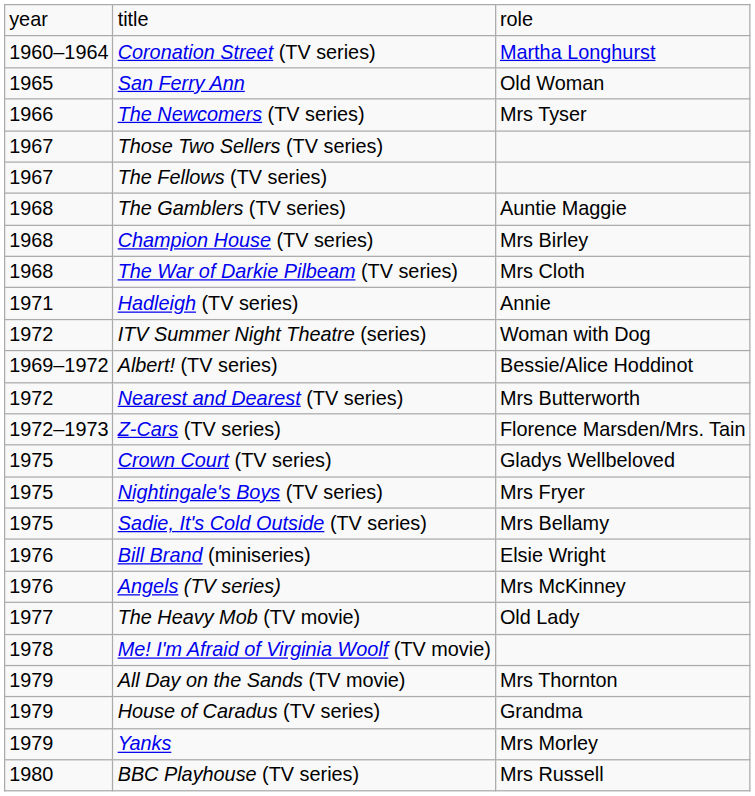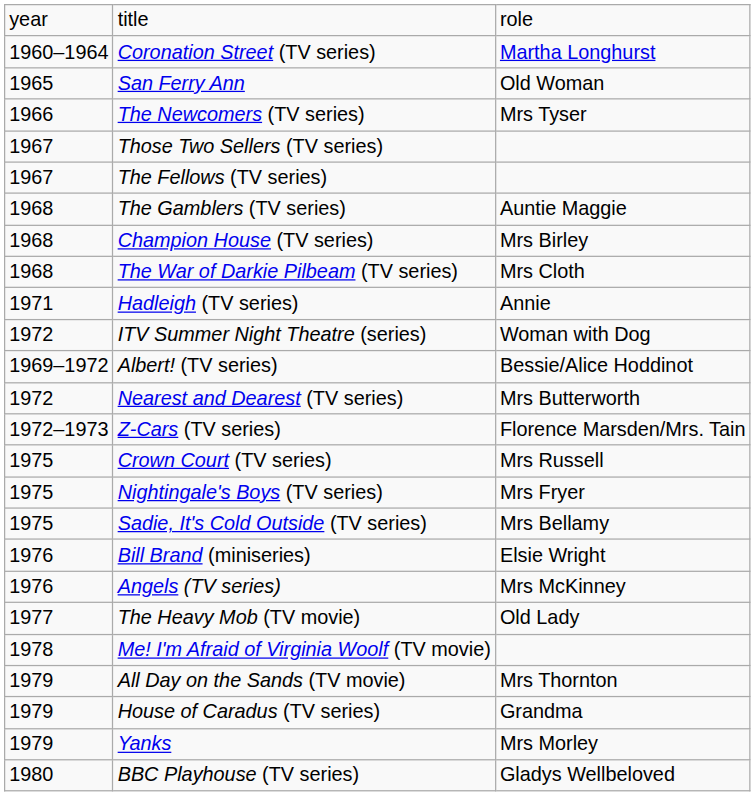(587, 460) Gladys Wellbeloved -> (552, 460) Mrs Russell
(552, 775) Mrs Russell -> (587, 775) Gladys Wellbeloved
